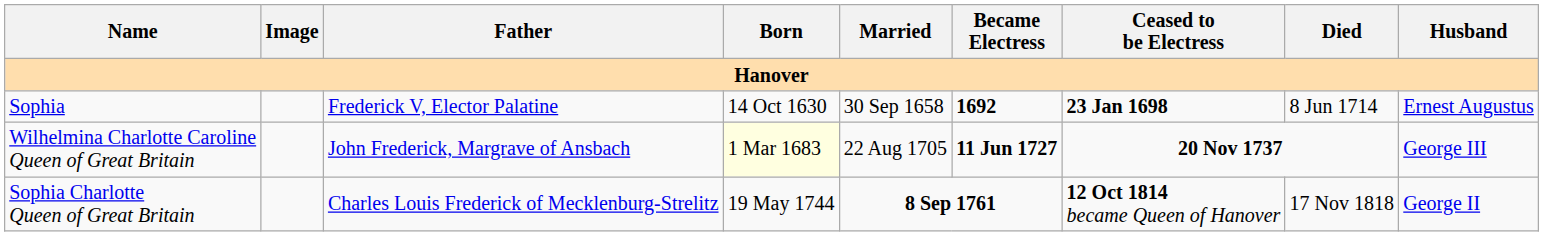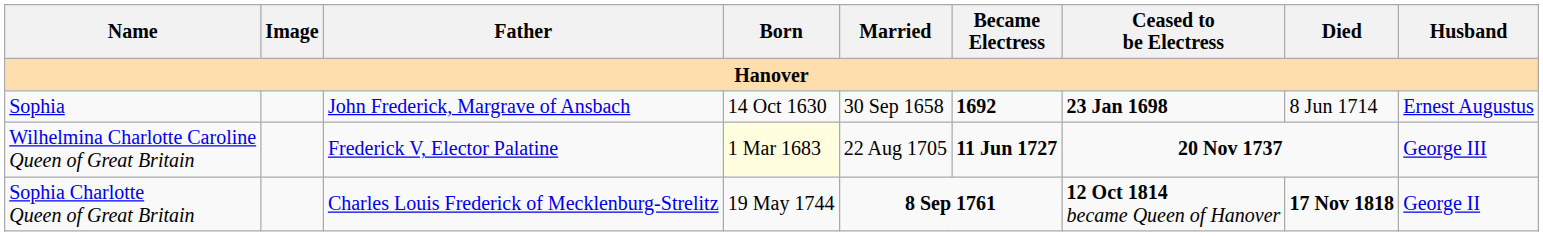(443, 106) Frederick V, Elector Palatine -> (479, 106) John Frederick, Margrave of Ansbach
(479, 149) John Frederick, Margrave of Ansbach -> (443, 149) Frederick V, Elector Palatine
(1342, 203) normal -> (1342, 203) bold
